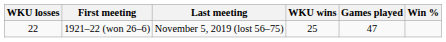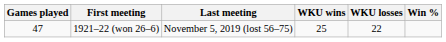columns swapped: (372, 12) <-> (33, 12)
